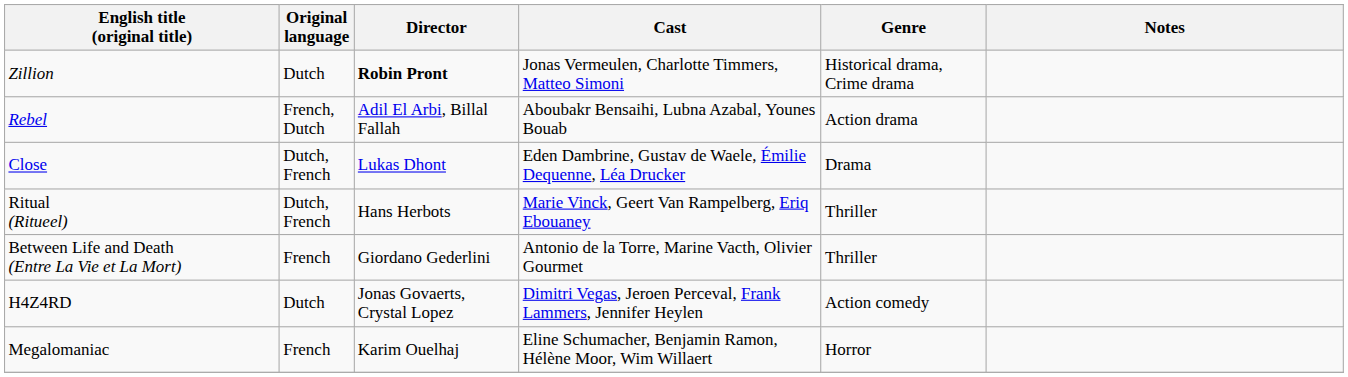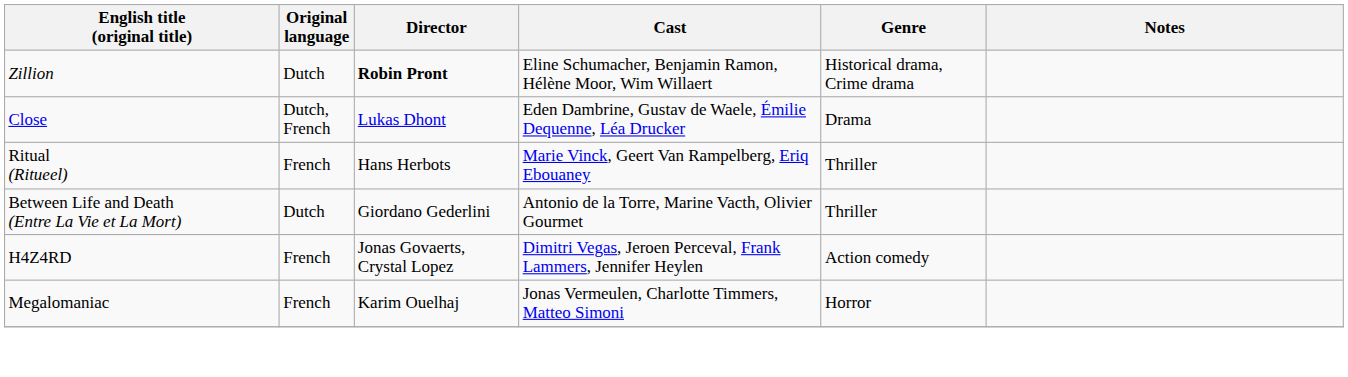(650, 73) Jonas Vermeulen, Charlotte Timmers, Matteo Simoni -> (650, 73) Eline Schumacher, Benjamin Ramon, Hélène Moor, Wim Willaert
- row: (28, 119)
(307, 211) Dutch, French -> (307, 165) French
(307, 257) French -> (304, 211) Dutch
(304, 303) Dutch -> (307, 257) French
(650, 349) Eline Schumacher, Benjamin Ramon, Hélène Moor, Wim Willaert -> (650, 303) Jonas Vermeulen, Charlotte Timmers, Matteo Simoni
